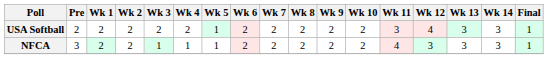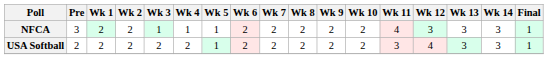rows swapped: (35, 45) <-> (35, 29)
